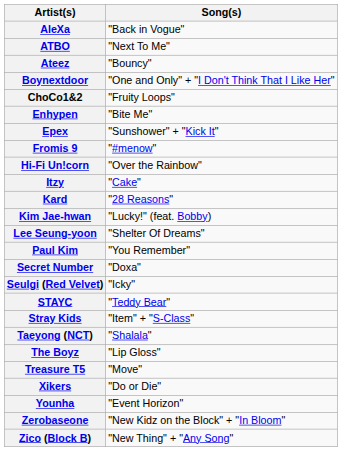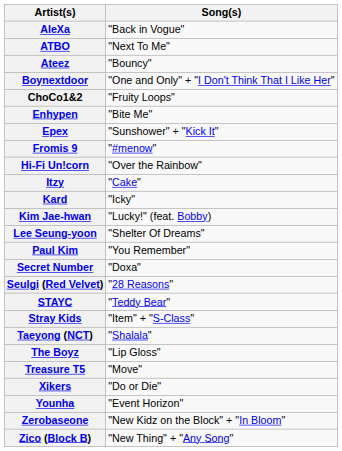(141, 200) "28 Reasons" -> (122, 200) "Icky"
(122, 285) "Icky" -> (141, 285) "28 Reasons"
